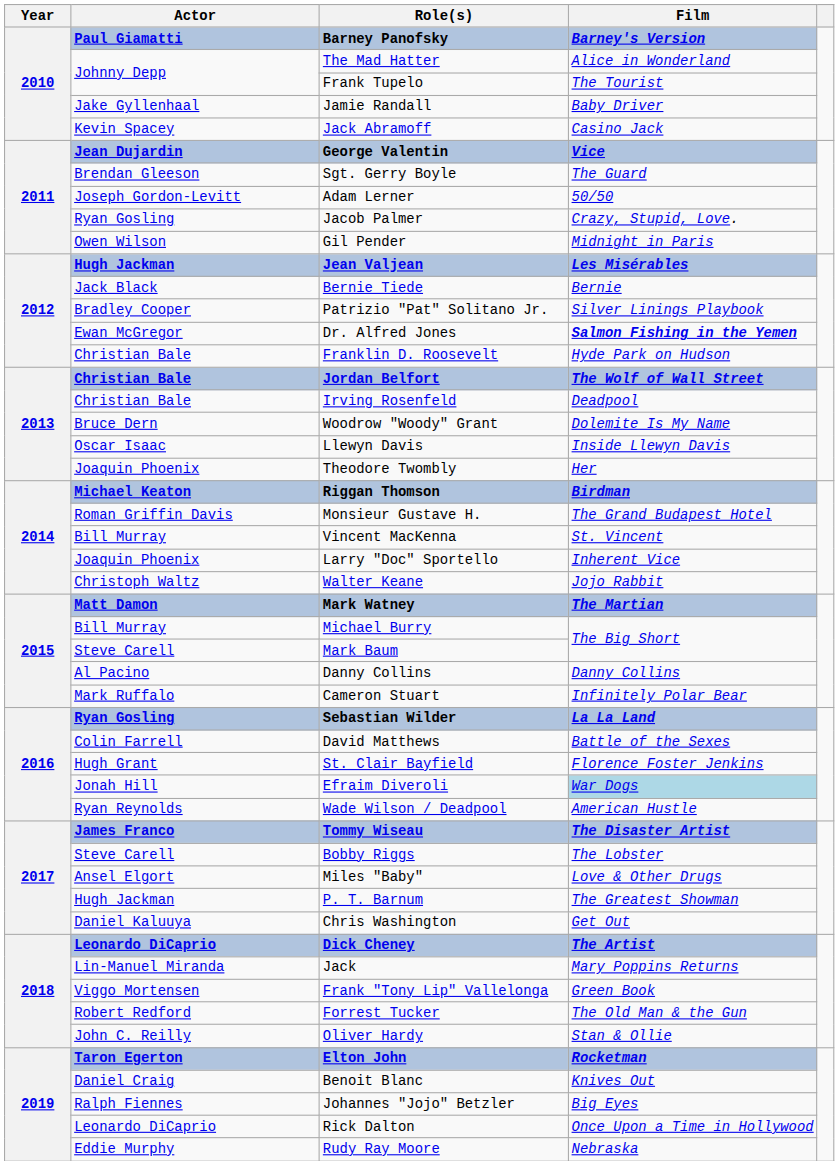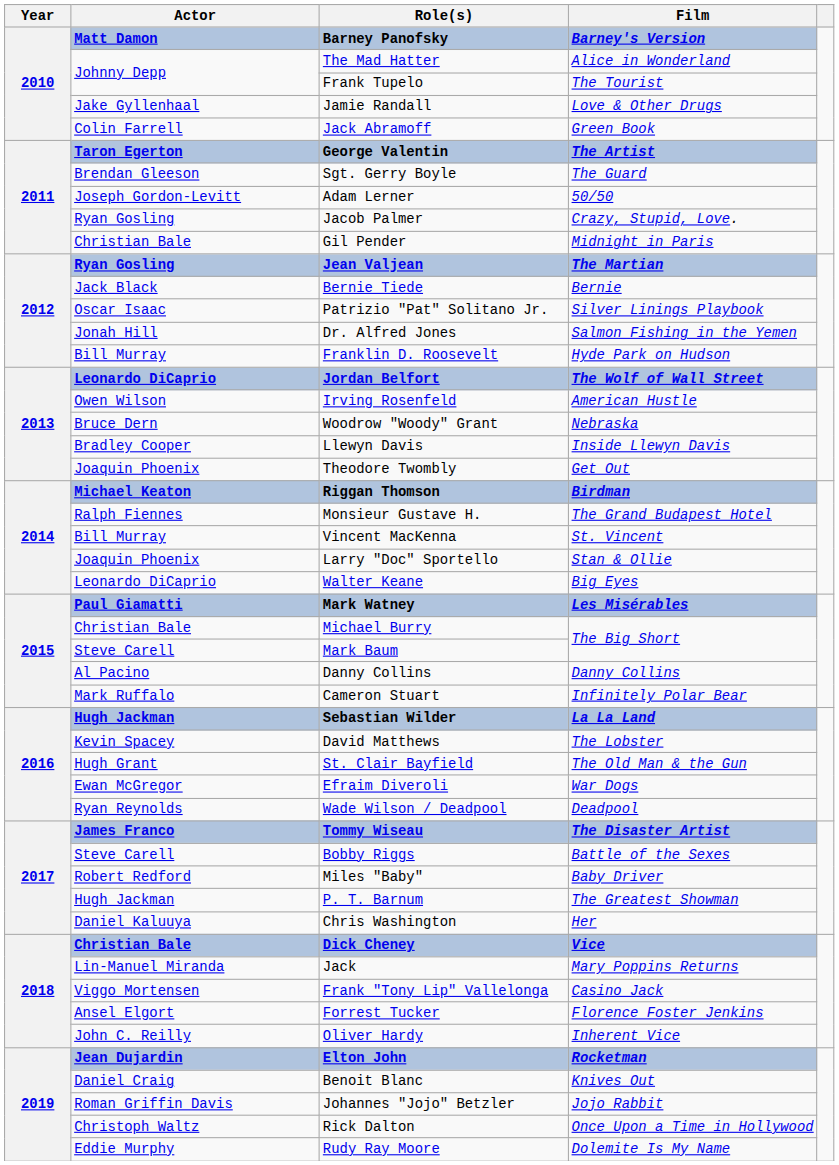(128, 39) Paul Giamatti -> (116, 39) Matt Damon
(617, 107) Baby Driver -> (647, 107) Love & Other Drugs
(124, 129) Kevin Spacey -> (128, 129) Colin Farrell
(617, 129) Casino Jack -> (613, 129) Green Book
(128, 152) Jean Dujardin -> (128, 152) Taron Egerton
(588, 152) Vice -> (613, 152) The Artist
(120, 243) Owen Wilson -> (133, 243) Christian Bale
(124, 265) Hugh Jackman -> (124, 265) Ryan Gosling
(630, 265) Les Misérables -> (617, 265) The Martian
(133, 311) Bradley Cooper -> (120, 311) Oscar Isaac
(128, 333) Ewan McGregor -> (116, 333) Jonah Hill
(684, 333) bold -> (684, 333) normal
(133, 356) Christian Bale -> (120, 356) Bill Murray
(133, 379) Christian Bale -> (145, 379) Leonardo DiCaprio
(133, 401) Christian Bale -> (120, 401) Owen Wilson
(605, 401) Deadpool -> (634, 401) American Hustle
(651, 424) Dolemite Is My Name -> (605, 424) Nebraska
(120, 447) Oscar Isaac -> (133, 447) Bradley Cooper
(584, 469) Her -> (601, 469) Get Out
(153, 515) Roman Griffin Davis -> (128, 515) Ralph Fiennes
(626, 560) Inherent Vice -> (622, 560) Stan & Ollie
(137, 583) Christoph Waltz -> (145, 583) Leonardo DiCaprio
(617, 583) Jojo Rabbit -> (605, 583) Big Eyes
(116, 605) Matt Damon -> (128, 605) Paul Giamatti
(617, 605) The Martian -> (630, 605) Les Misérables
(120, 628) Bill Murray -> (133, 628) Christian Bale
(124, 719) Ryan Gosling -> (124, 719) Hugh Jackman
(128, 741) Colin Farrell -> (124, 741) Kevin Spacey
(651, 741) Battle of the Sexes -> (617, 741) The Lobster
(668, 764) Florence Foster Jenkins -> (659, 764) The Old Man & the Gun
(116, 787) Jonah Hill -> (128, 787) Ewan McGregor
(605, 787) lightblue background -> (605, 787) no background
(634, 809) American Hustle -> (605, 809) Deadpool
(617, 855) The Lobster -> (651, 855) Battle of the Sexes
(124, 877) Ansel Elgort -> (133, 877) Robert Redford
(647, 877) Love & Other Drugs -> (617, 877) Baby Driver
(601, 923) Get Out -> (584, 923) Her
(145, 945) Leonardo DiCaprio -> (133, 945) Christian Bale
(613, 945) The Artist -> (588, 945) Vice
(613, 991) Green Book -> (617, 991) Casino Jack
(133, 1013) Robert Redford -> (124, 1013) Ansel Elgort
(659, 1013) The Old Man & the Gun -> (668, 1013) Florence Foster Jenkins
(622, 1036) Stan & Ollie -> (626, 1036) Inherent Vice
(128, 1059) Taron Egerton -> (128, 1059) Jean Dujardin
(128, 1104) Ralph Fiennes -> (153, 1104) Roman Griffin Davis
(605, 1104) Big Eyes -> (617, 1104) Jojo Rabbit
(145, 1127) Leonardo DiCaprio -> (137, 1127) Christoph Waltz
(605, 1149) Nebraska -> (651, 1149) Dolemite Is My Name
